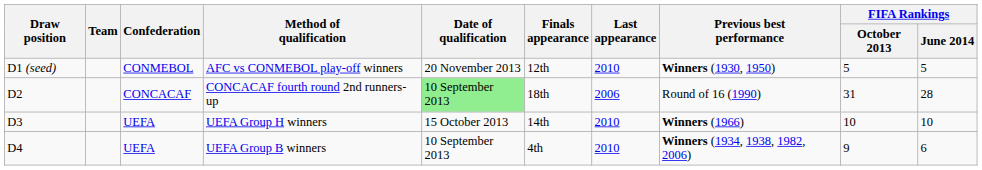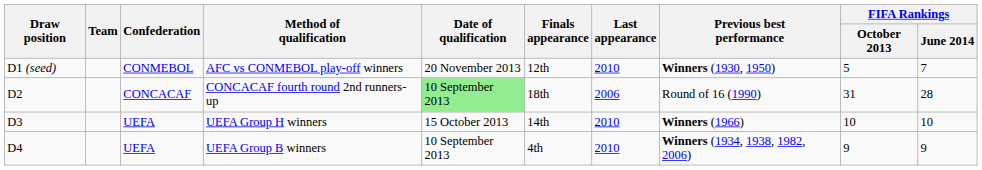(924, 68) 5 -> (924, 68) 7
(924, 148) 6 -> (924, 148) 9
